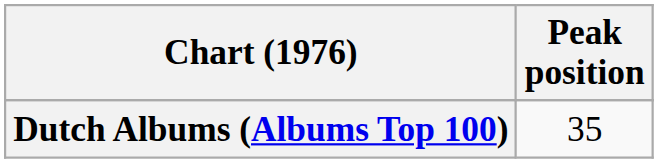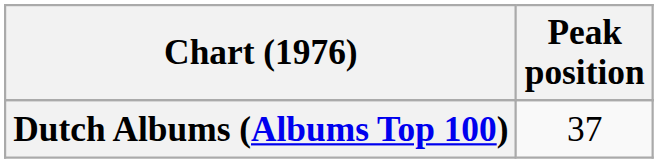(585, 128) 35 -> (585, 128) 37
